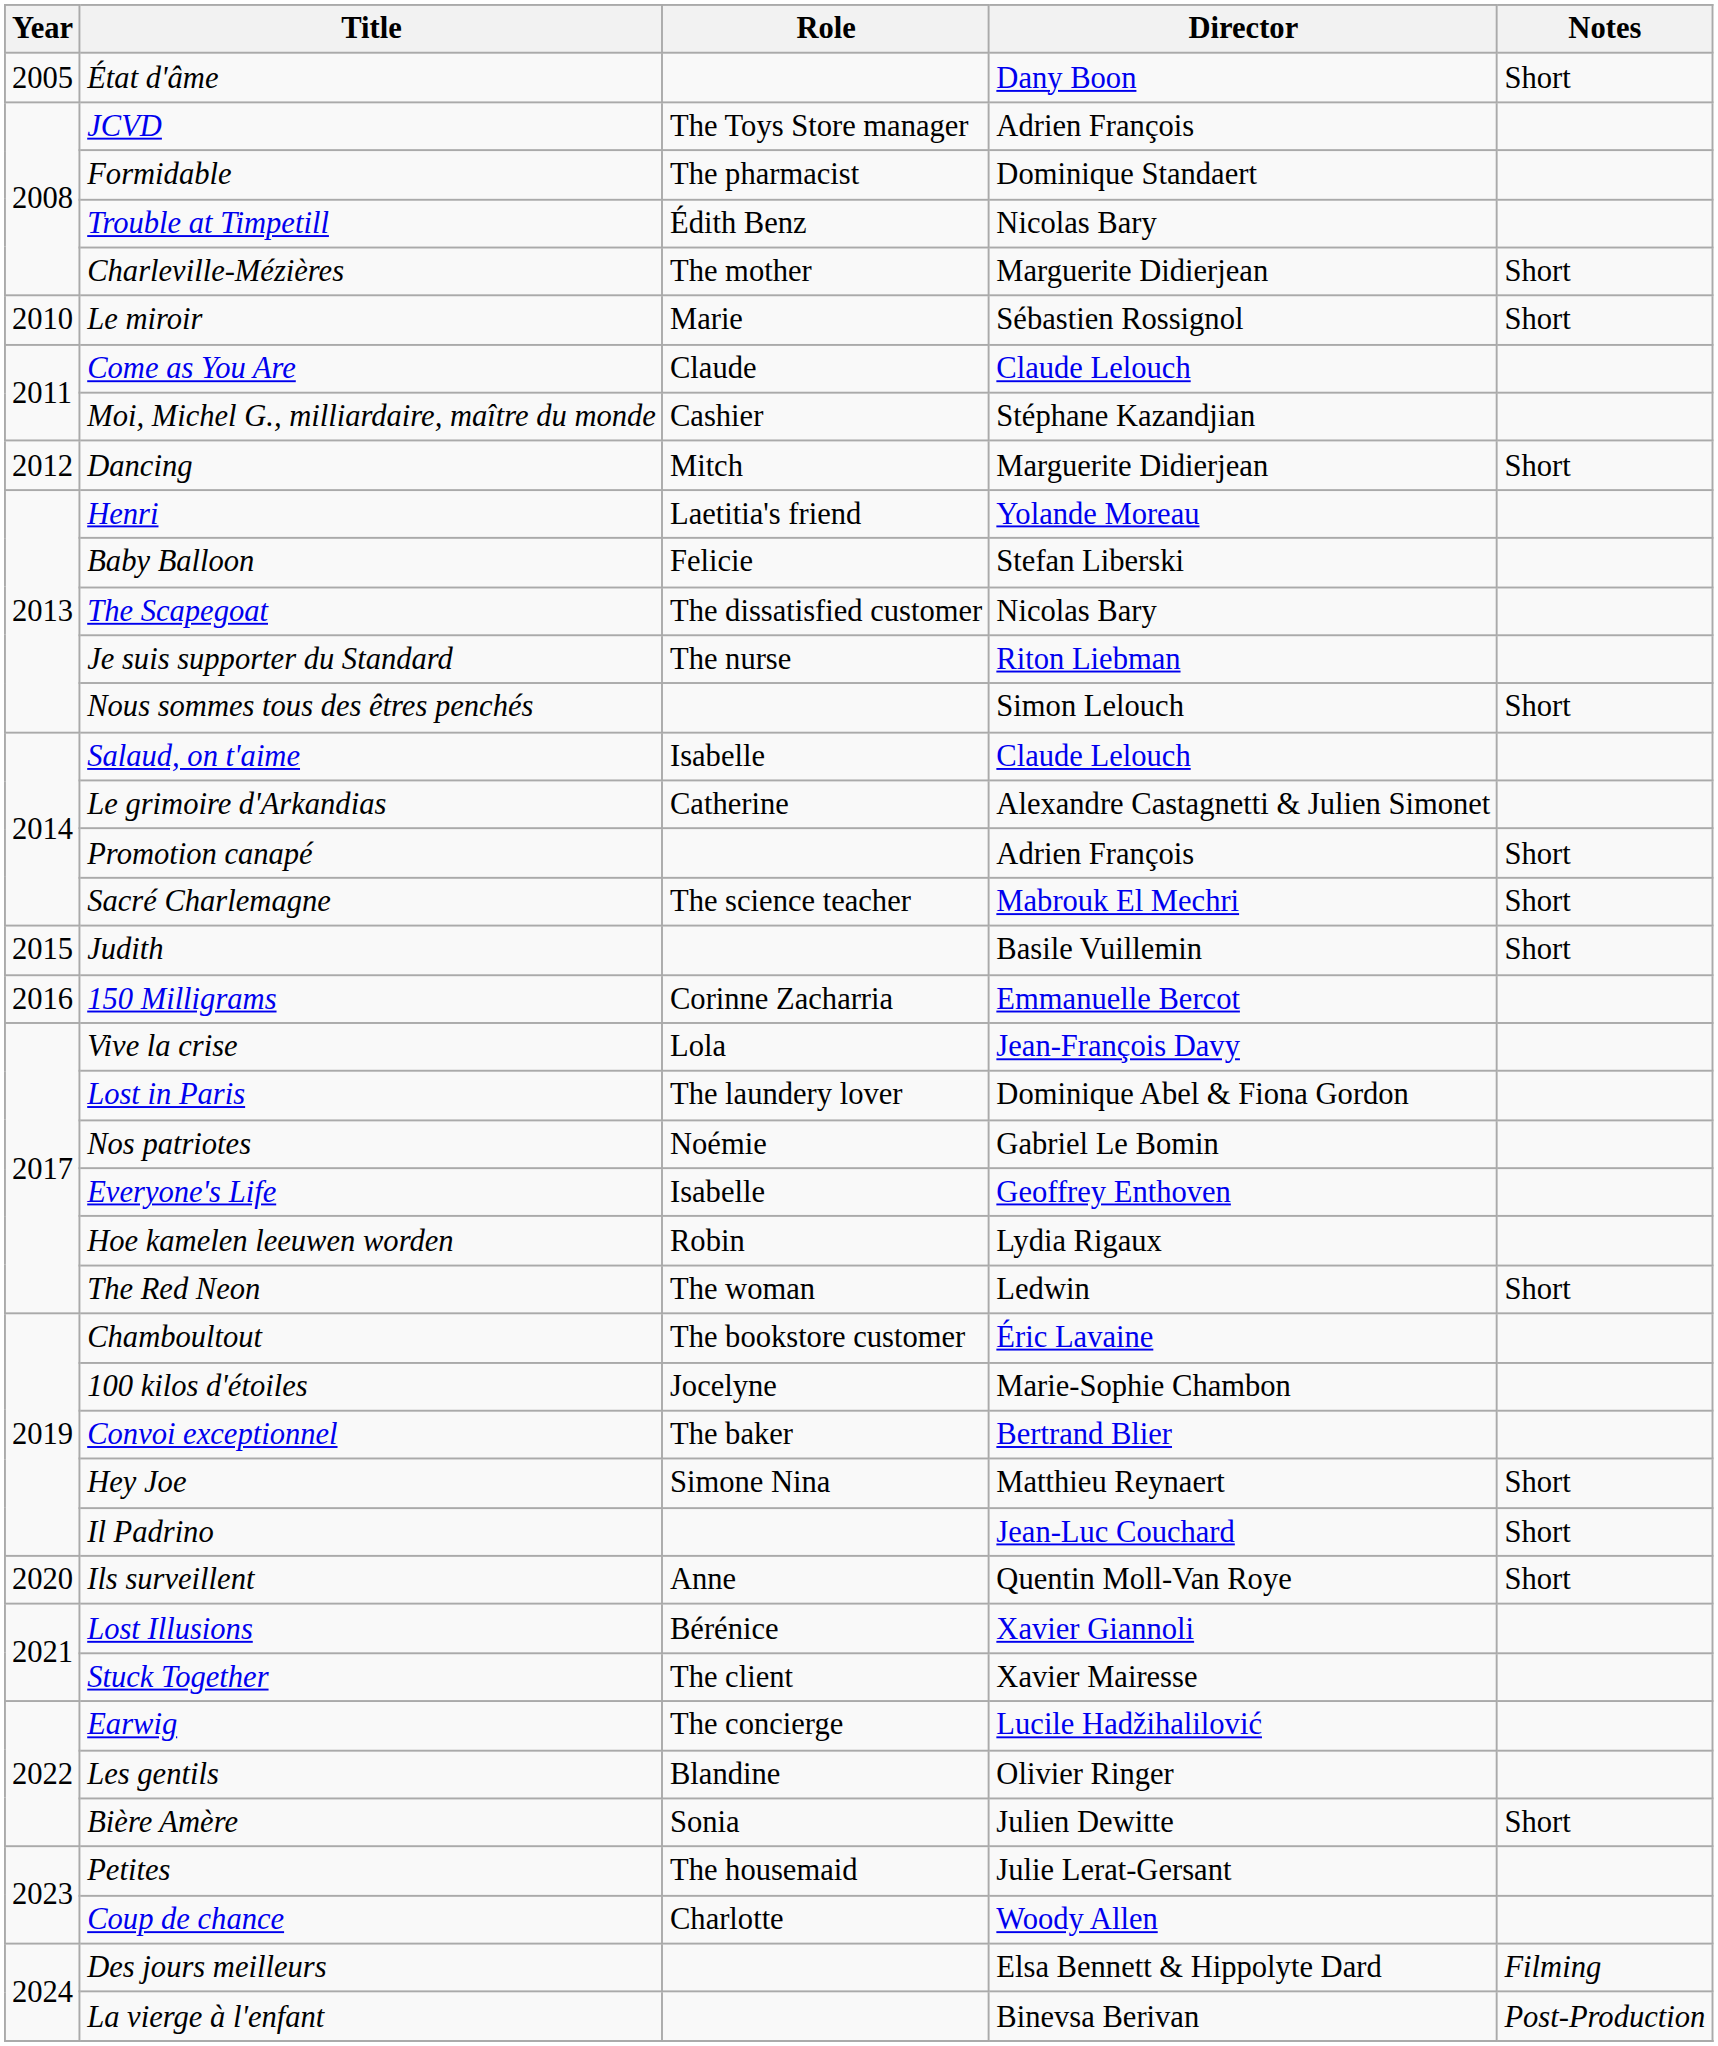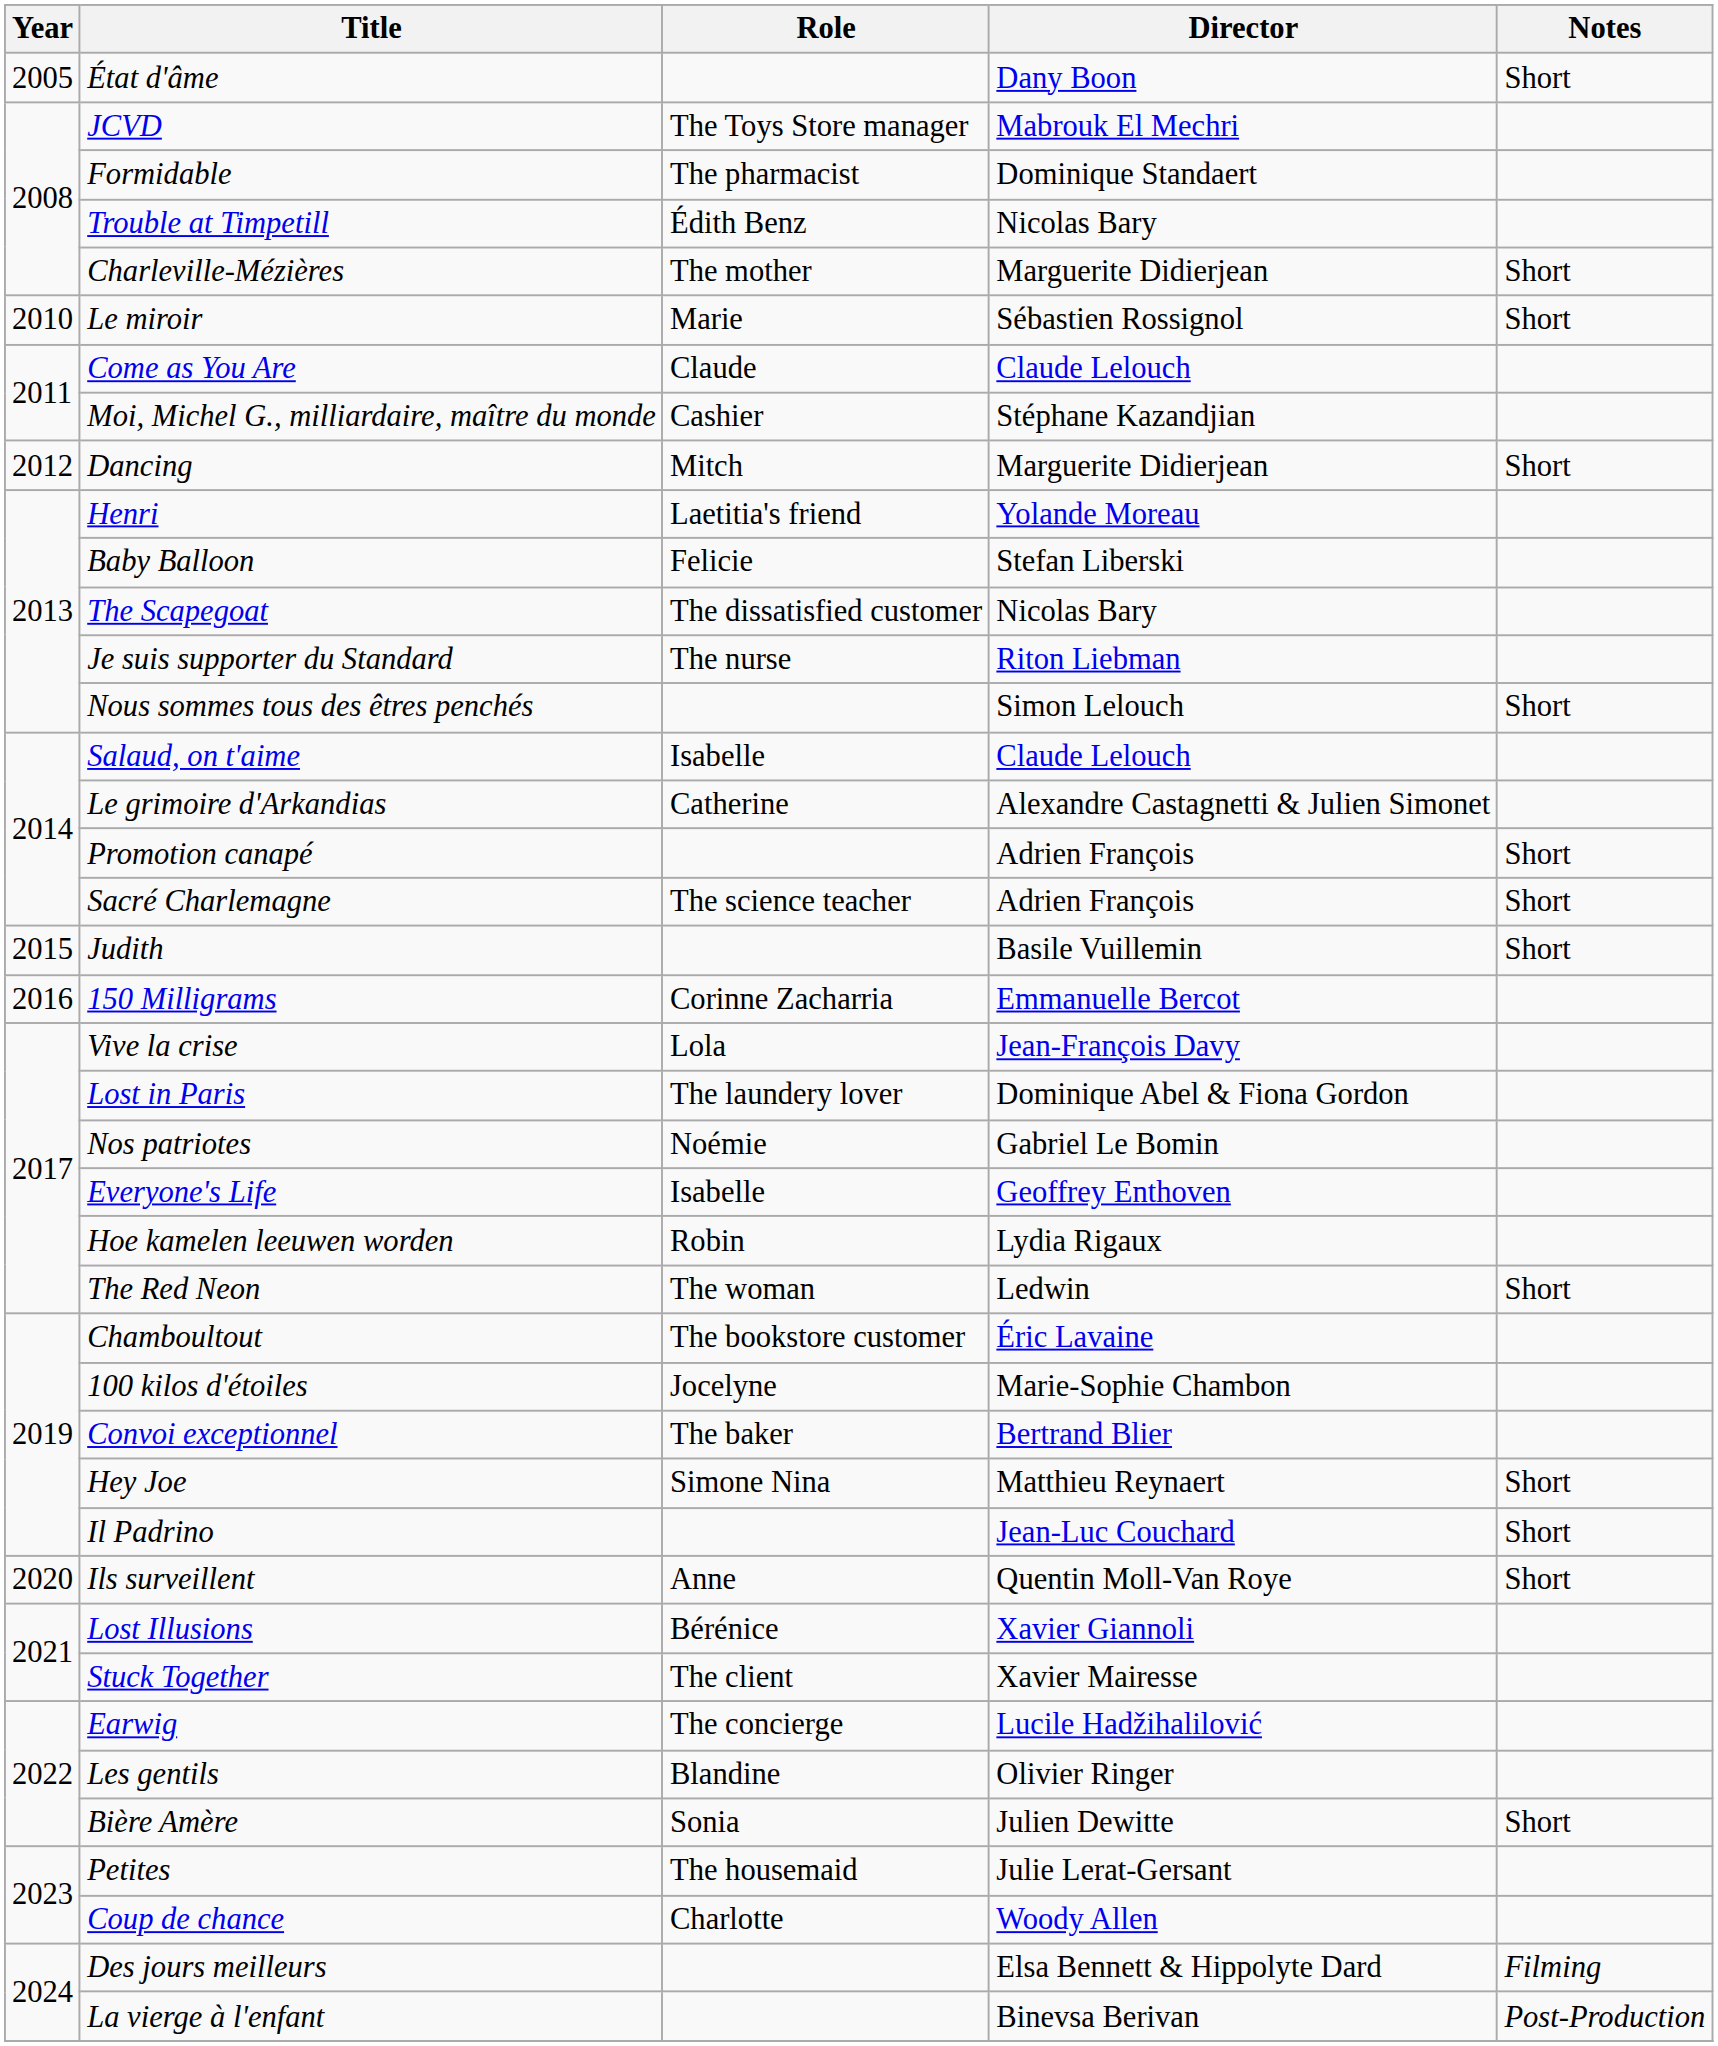(1095, 125) Adrien François -> (1118, 125) Mabrouk El Mechri
(1118, 901) Mabrouk El Mechri -> (1095, 901) Adrien François
